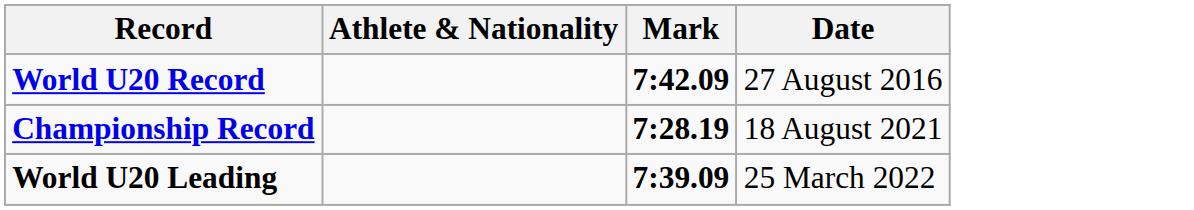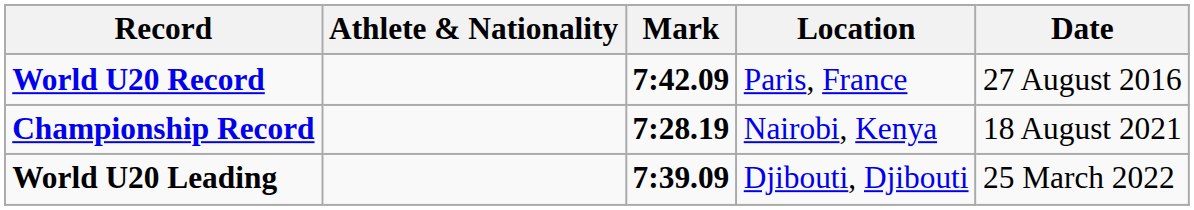+ column: (856, 29)
